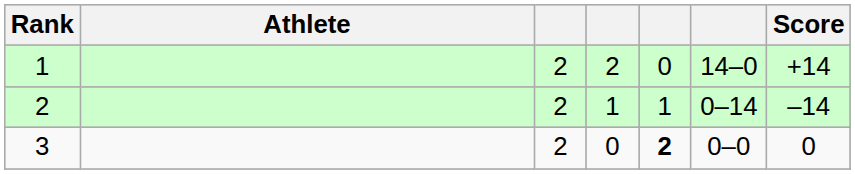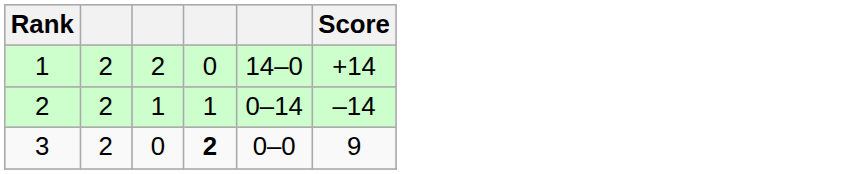- column: (307, 24)
(809, 147) 0 -> (354, 147) 9
